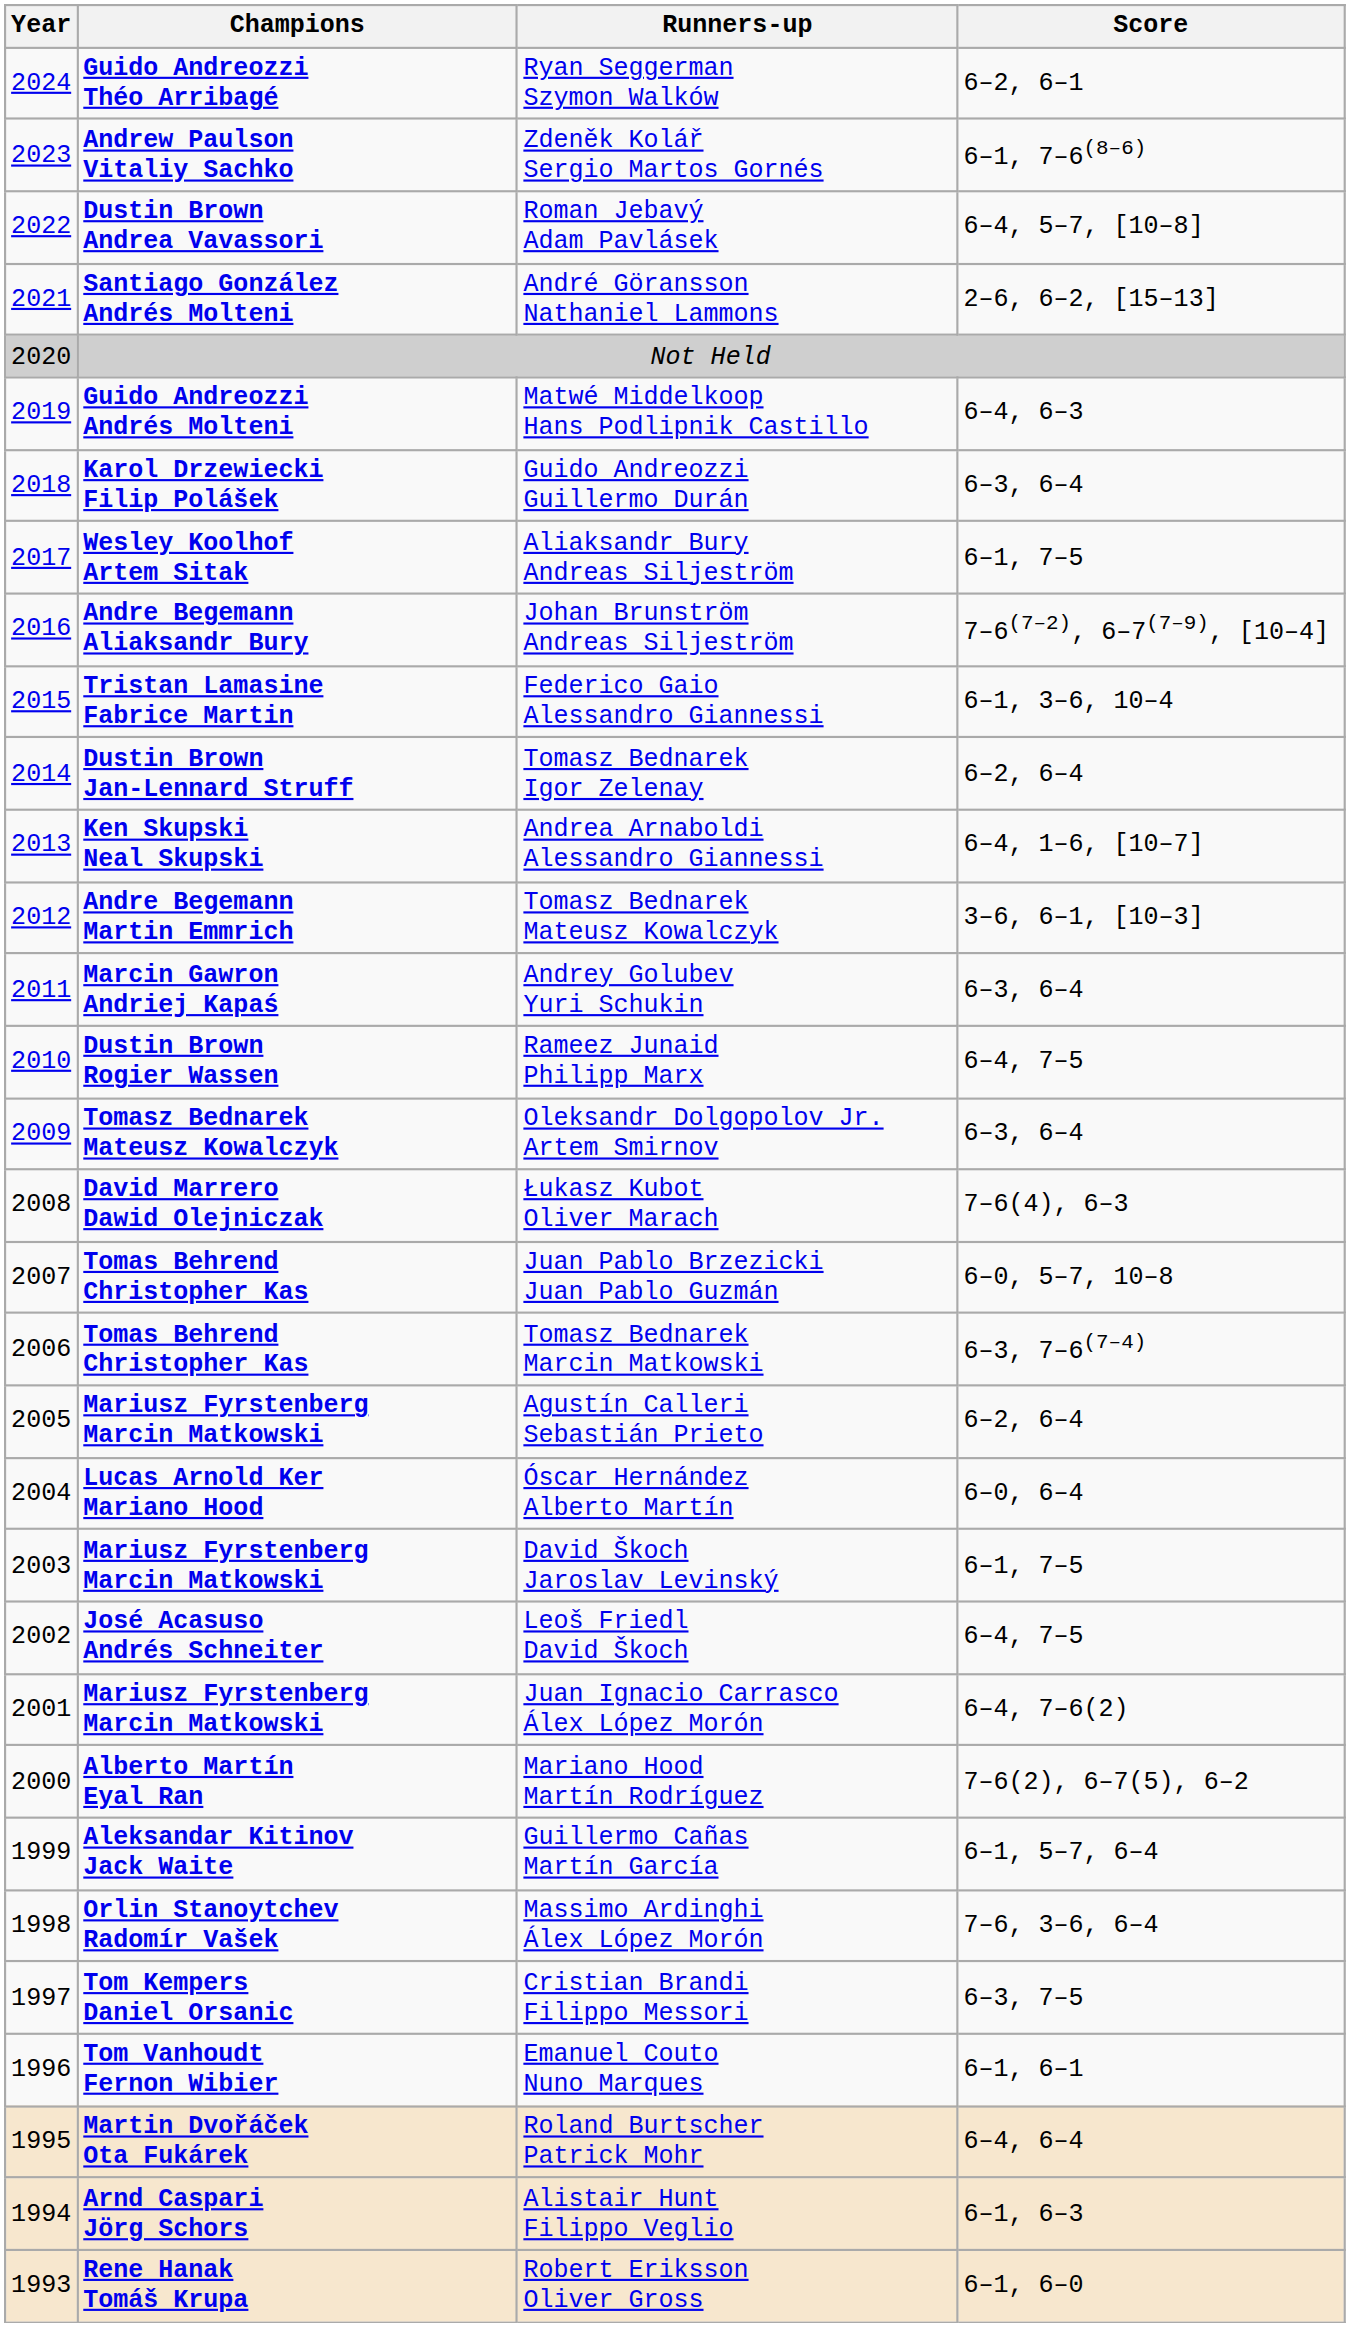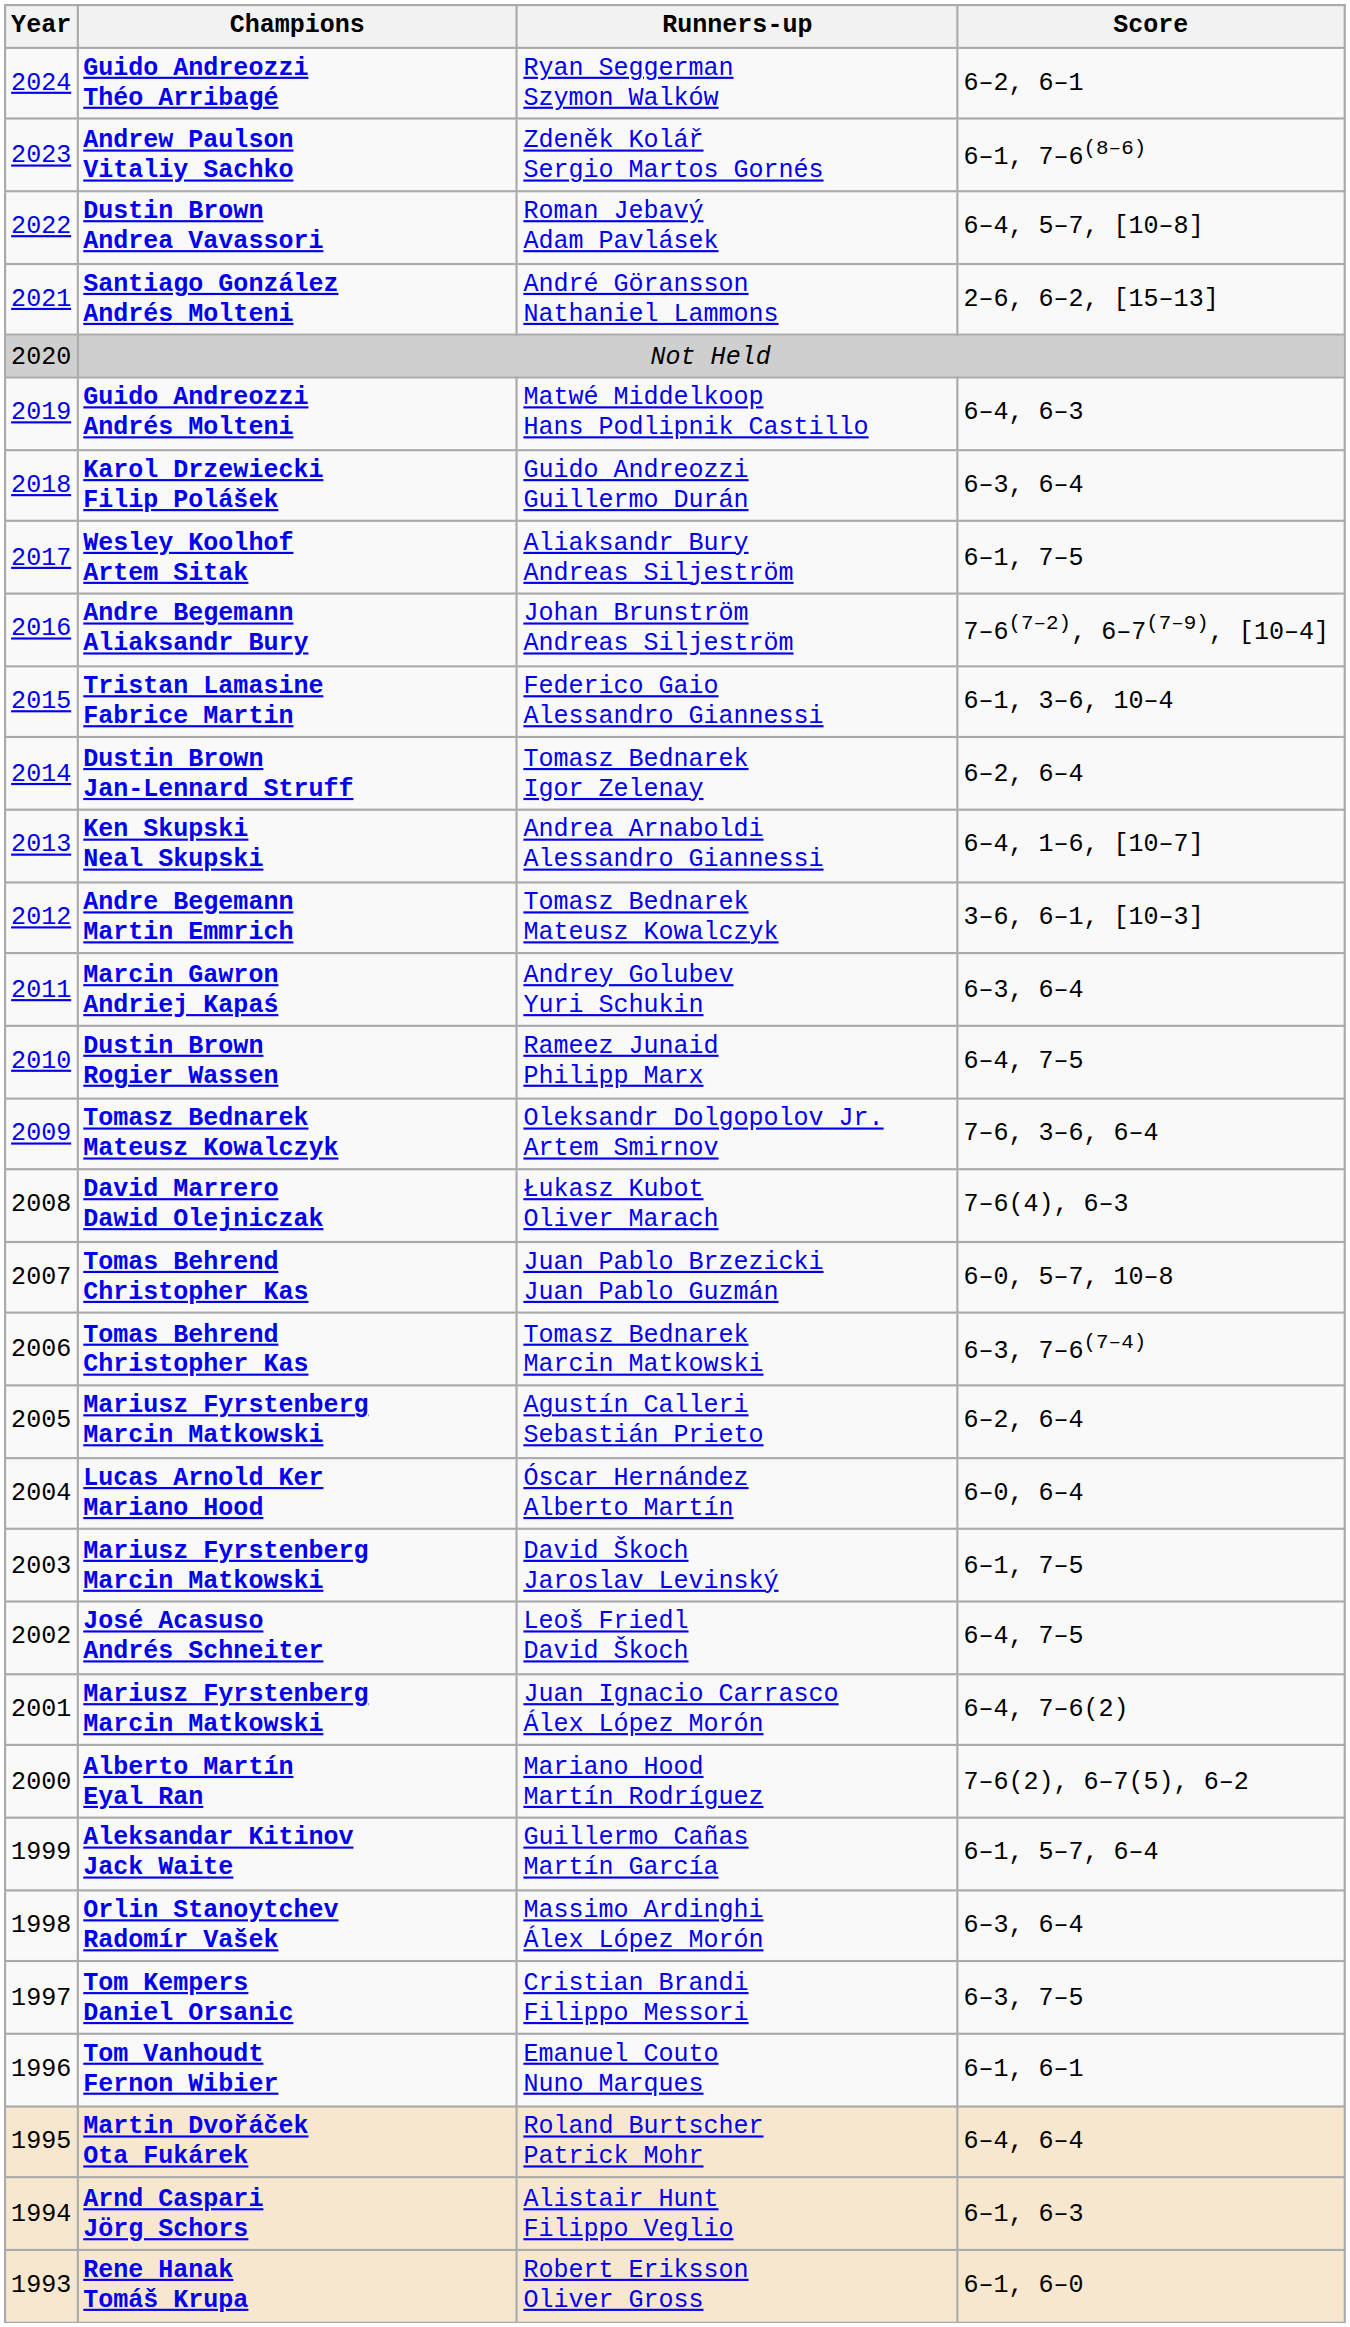(1024, 1133) 6–3, 6–4 -> (1061, 1133) 7–6, 3–6, 6–4
(1061, 1926) 7–6, 3–6, 6–4 -> (1024, 1926) 6–3, 6–4
